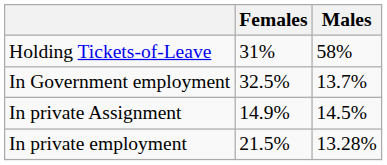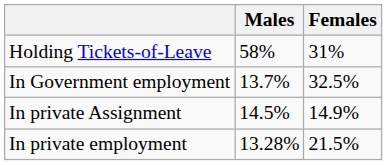columns swapped: (347, 19) <-> (273, 19)
